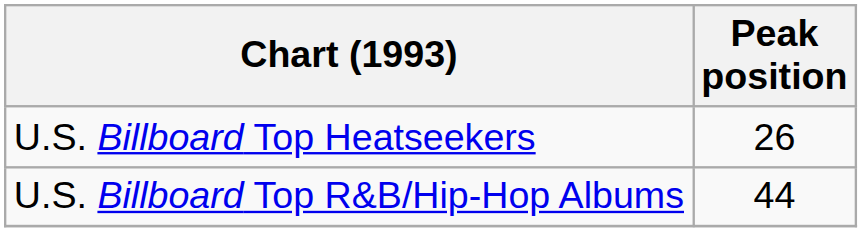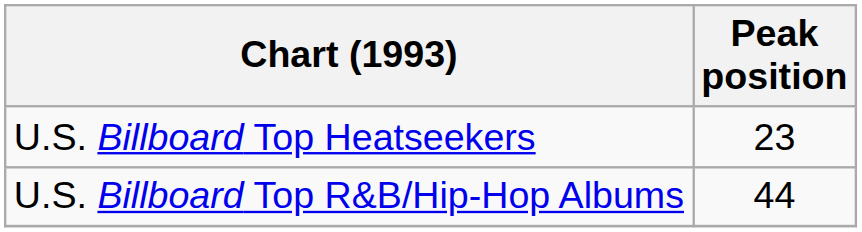(774, 136) 26 -> (774, 136) 23
